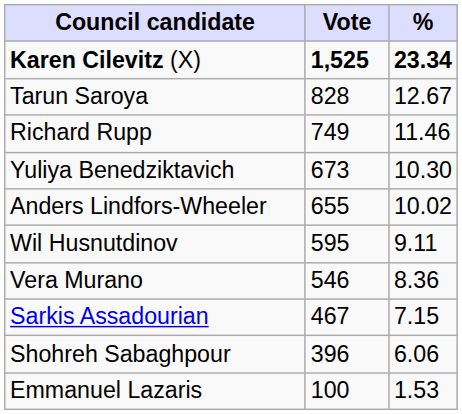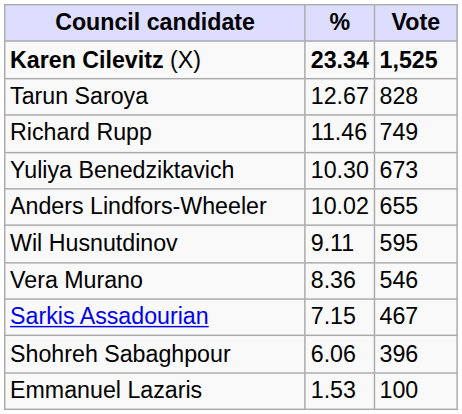columns swapped: (347, 22) <-> (423, 22)
